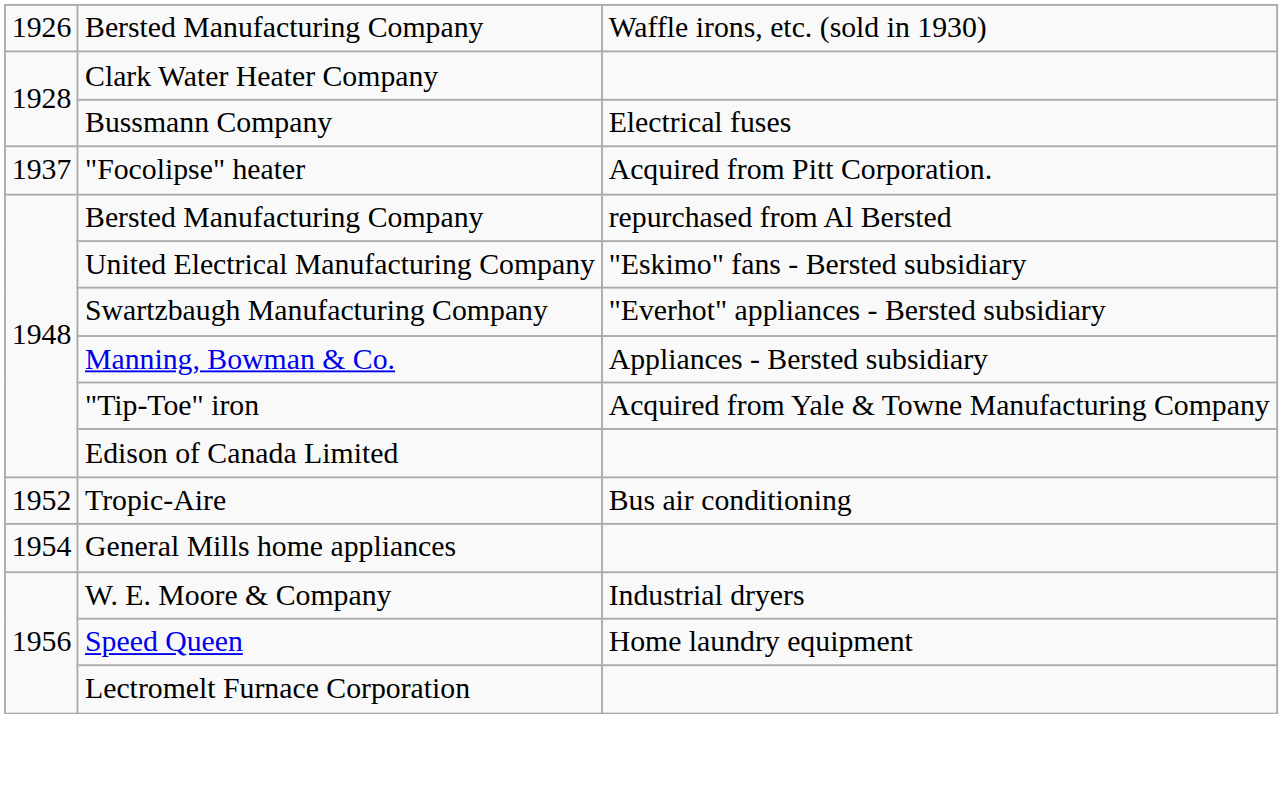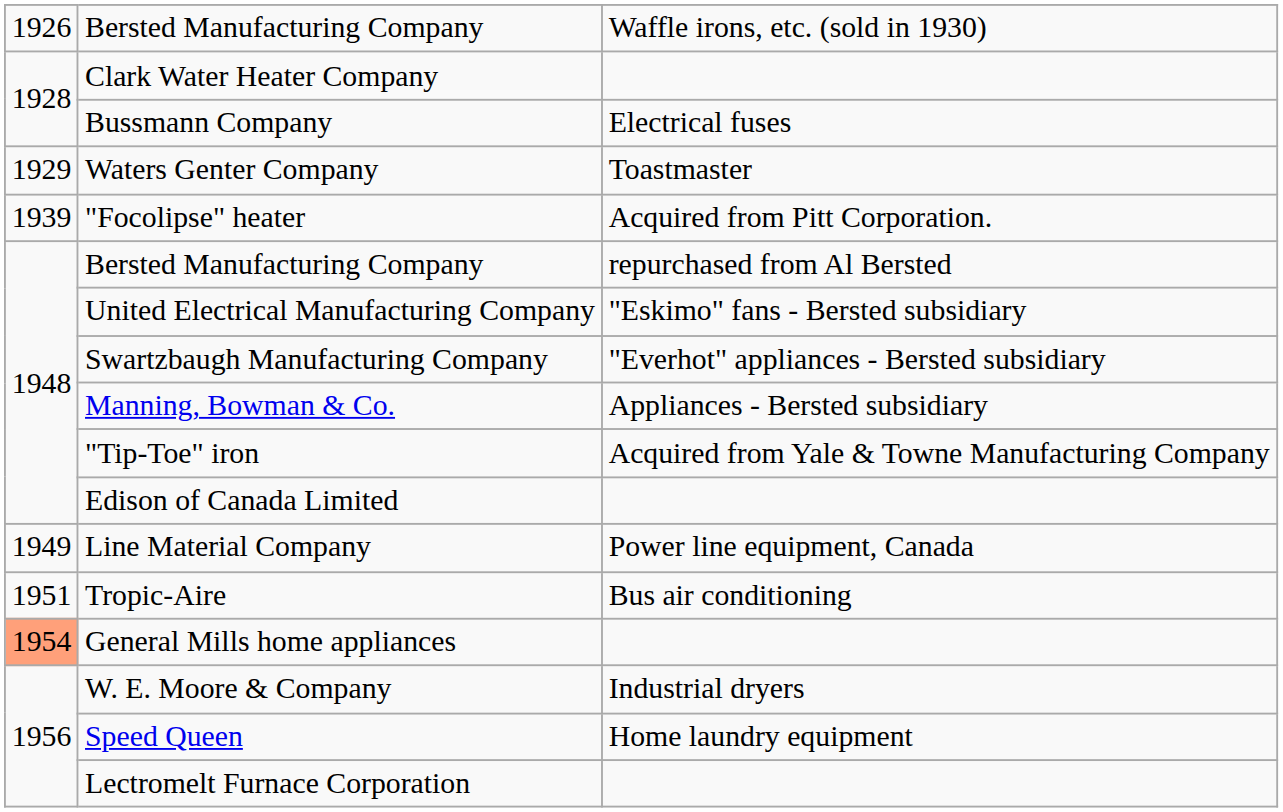+ row: (232, 169)
(42, 169) 1937 -> (42, 216) 1939
+ row: (228, 547)
(42, 500) 1952 -> (42, 594) 1951
(42, 547) no background -> (42, 641) lightsalmon background
